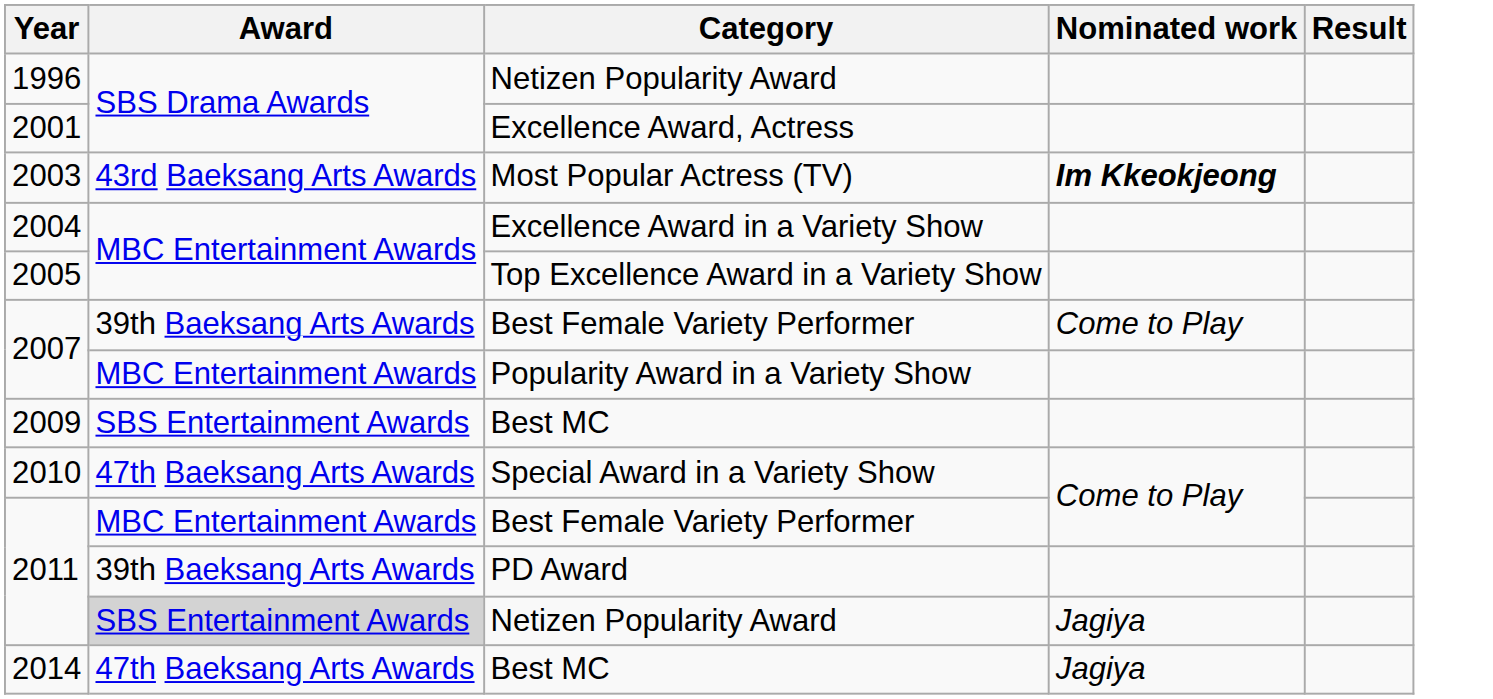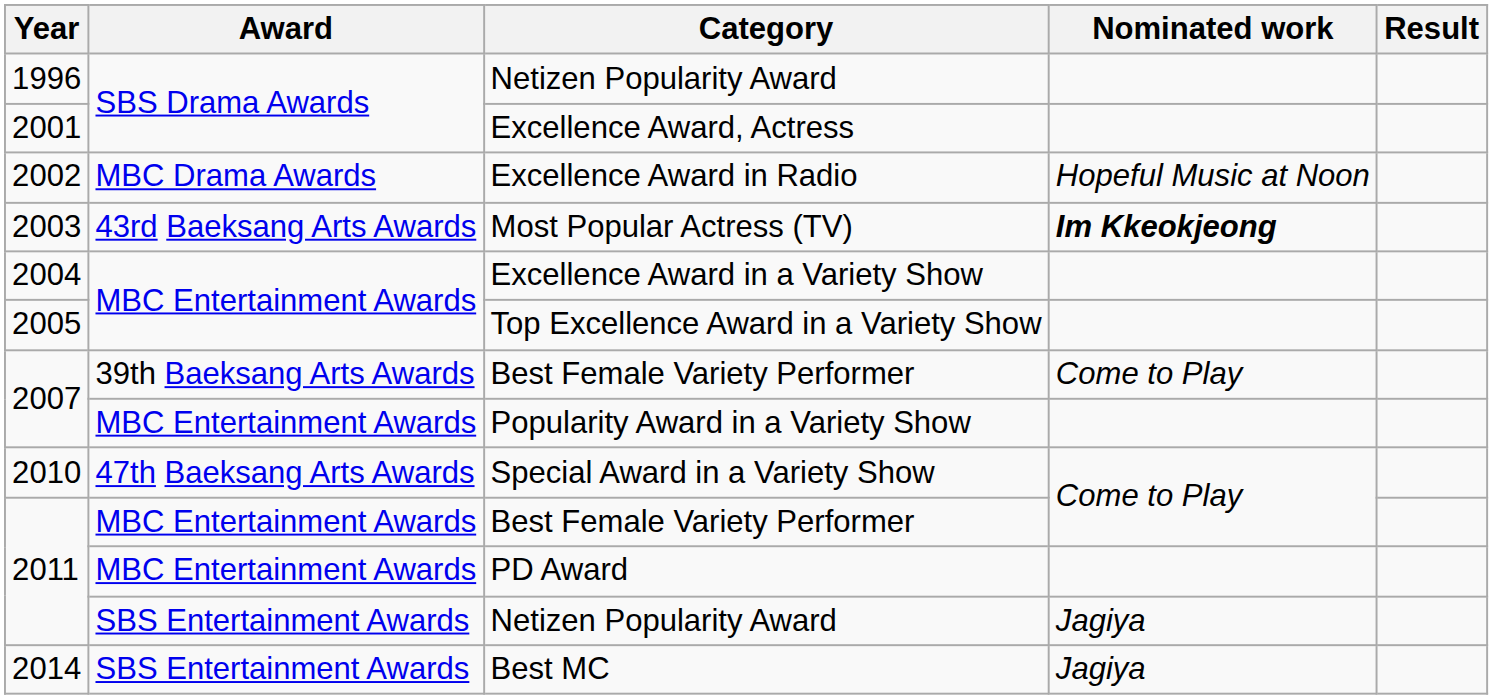+ row: (47, 176)
- row: (47, 422)
(285, 570) 39th Baeksang Arts Awards -> (286, 570) MBC Entertainment Awards
(282, 619) lightgrey background -> (282, 619) no background
(285, 669) 47th Baeksang Arts Awards -> (282, 669) SBS Entertainment Awards
